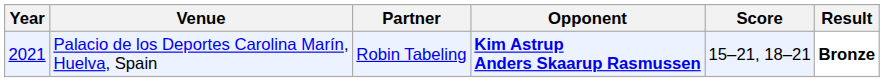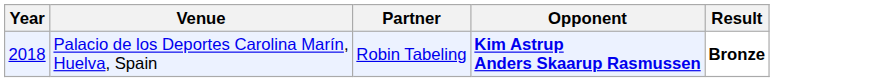- column: (760, 18)
(27, 54) 2021 -> (27, 54) 2018
